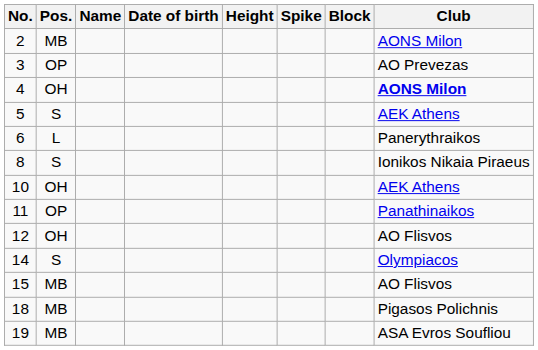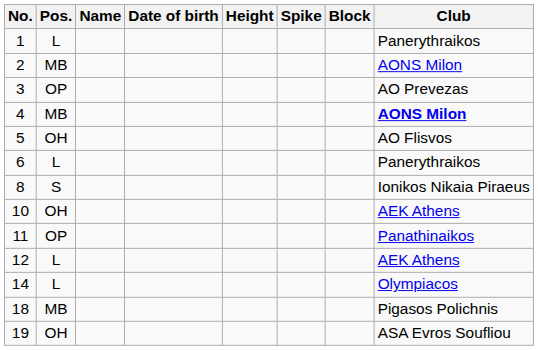+ row: (20, 41)
(56, 89) OH -> (56, 114) MB
(56, 114) S -> (56, 138) OH
(419, 114) AEK Athens -> (415, 138) AO Flisvos
(56, 235) OH -> (56, 260) L
(415, 235) AO Flisvos -> (419, 260) AEK Athens
(56, 260) S -> (56, 284) L
- row: (20, 284)
(56, 333) MB -> (56, 333) OH
